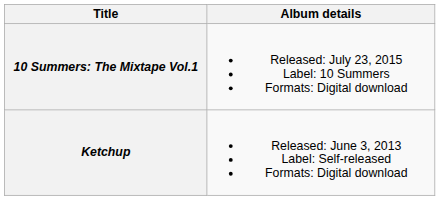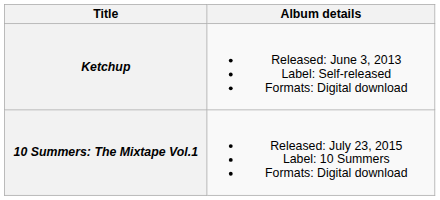rows swapped: (106, 152) <-> (106, 66)
